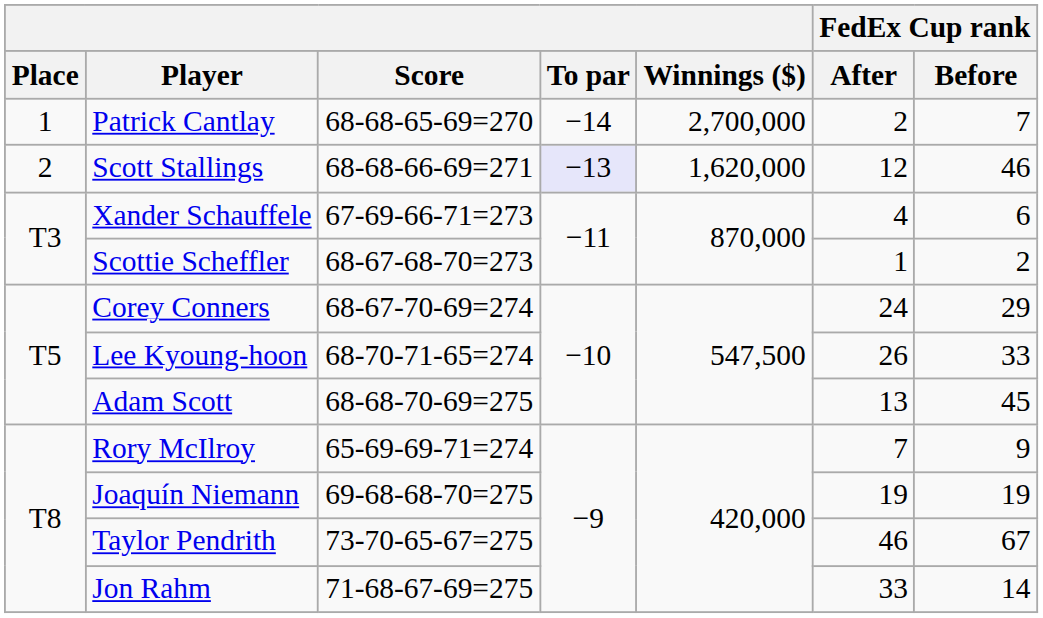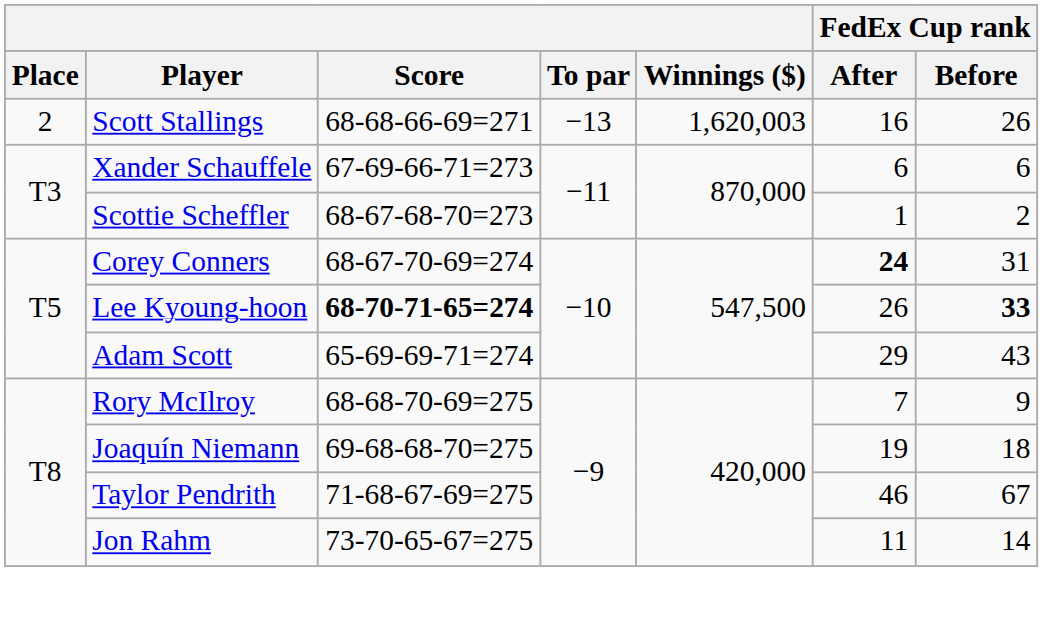- row: (183, 121)
(588, 167) lavender background -> (588, 121) no background
(747, 167) 1,620,000 -> (747, 121) 1,620,003
(893, 167) 12 -> (893, 121) 16
(1016, 167) 46 -> (1016, 121) 26
(901, 214) 4 -> (901, 167) 6
(893, 307) normal -> (893, 261) bold
(1016, 307) 29 -> (1016, 261) 31
(429, 354) normal -> (429, 307) bold
(1016, 354) normal -> (1016, 307) bold
(429, 401) 68-68-70-69=275 -> (429, 354) 65-69-69-71=274
(893, 401) 13 -> (893, 354) 29
(1016, 401) 45 -> (1016, 354) 43
(429, 448) 65-69-69-71=274 -> (429, 401) 68-68-70-69=275
(1016, 494) 19 -> (1016, 448) 18
(429, 541) 73-70-65-67=275 -> (429, 494) 71-68-67-69=275
(429, 588) 71-68-67-69=275 -> (429, 541) 73-70-65-67=275
(893, 588) 33 -> (894, 541) 11
